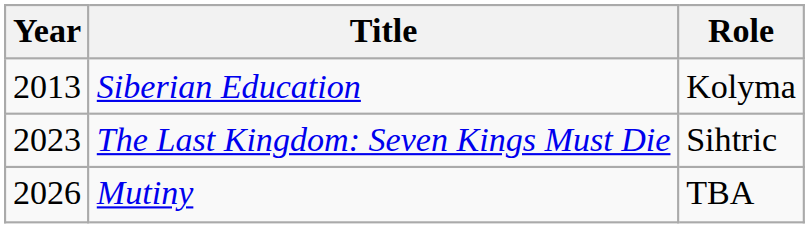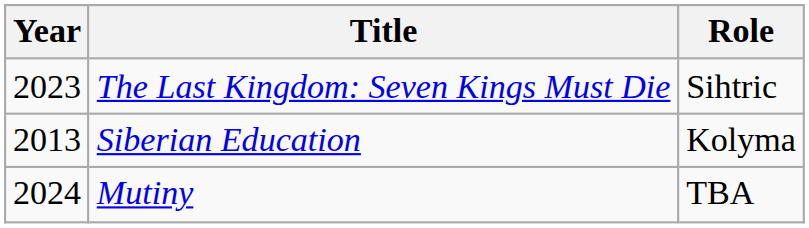rows swapped: (229, 85) <-> (384, 139)
(47, 193) 2026 -> (47, 193) 2024
